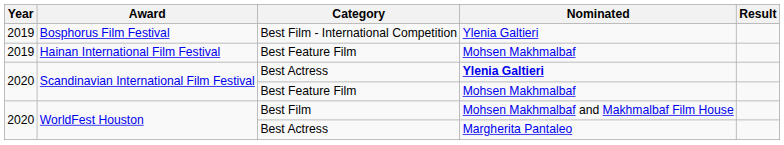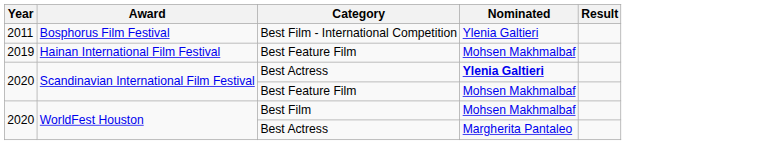(21, 33) 2019 -> (20, 33) 2011
(598, 110) Mohsen Makhmalbaf and Makhmalbaf Film House -> (519, 110) Mohsen Makhmalbaf
